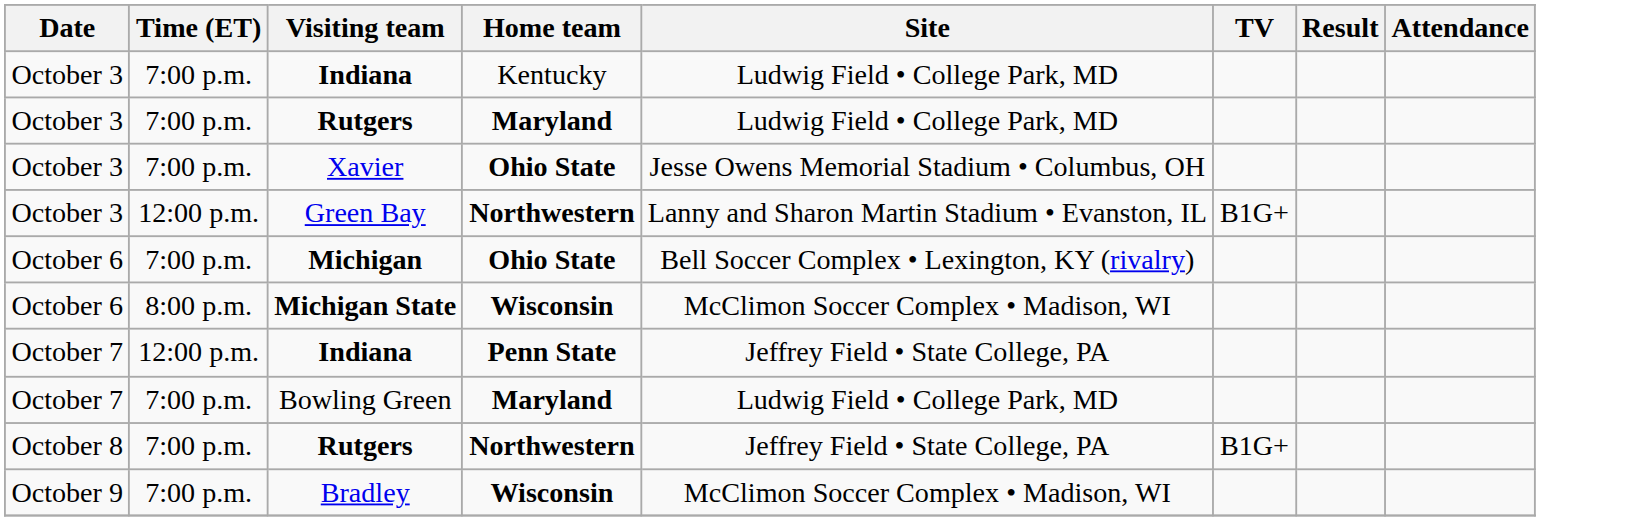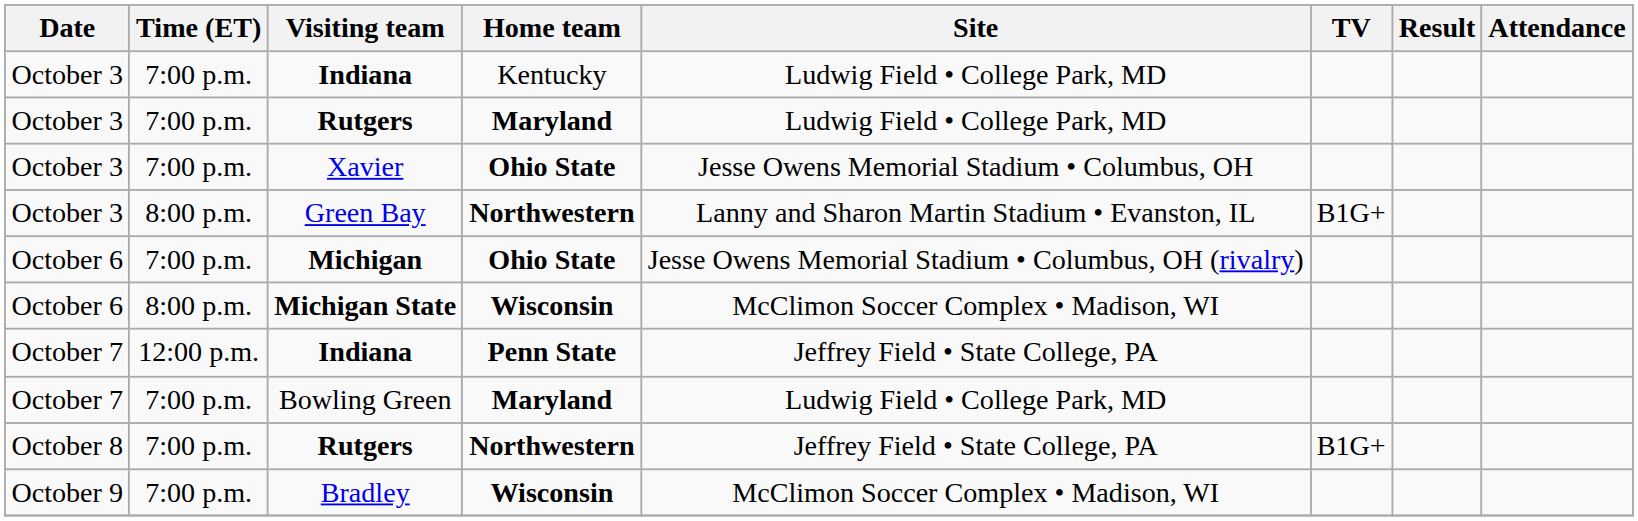(199, 213) 12:00 p.m. -> (199, 213) 8:00 p.m.
(927, 259) Bell Soccer Complex • Lexington, KY (rivalry) -> (976, 259) Jesse Owens Memorial Stadium • Columbus, OH (rivalry)
